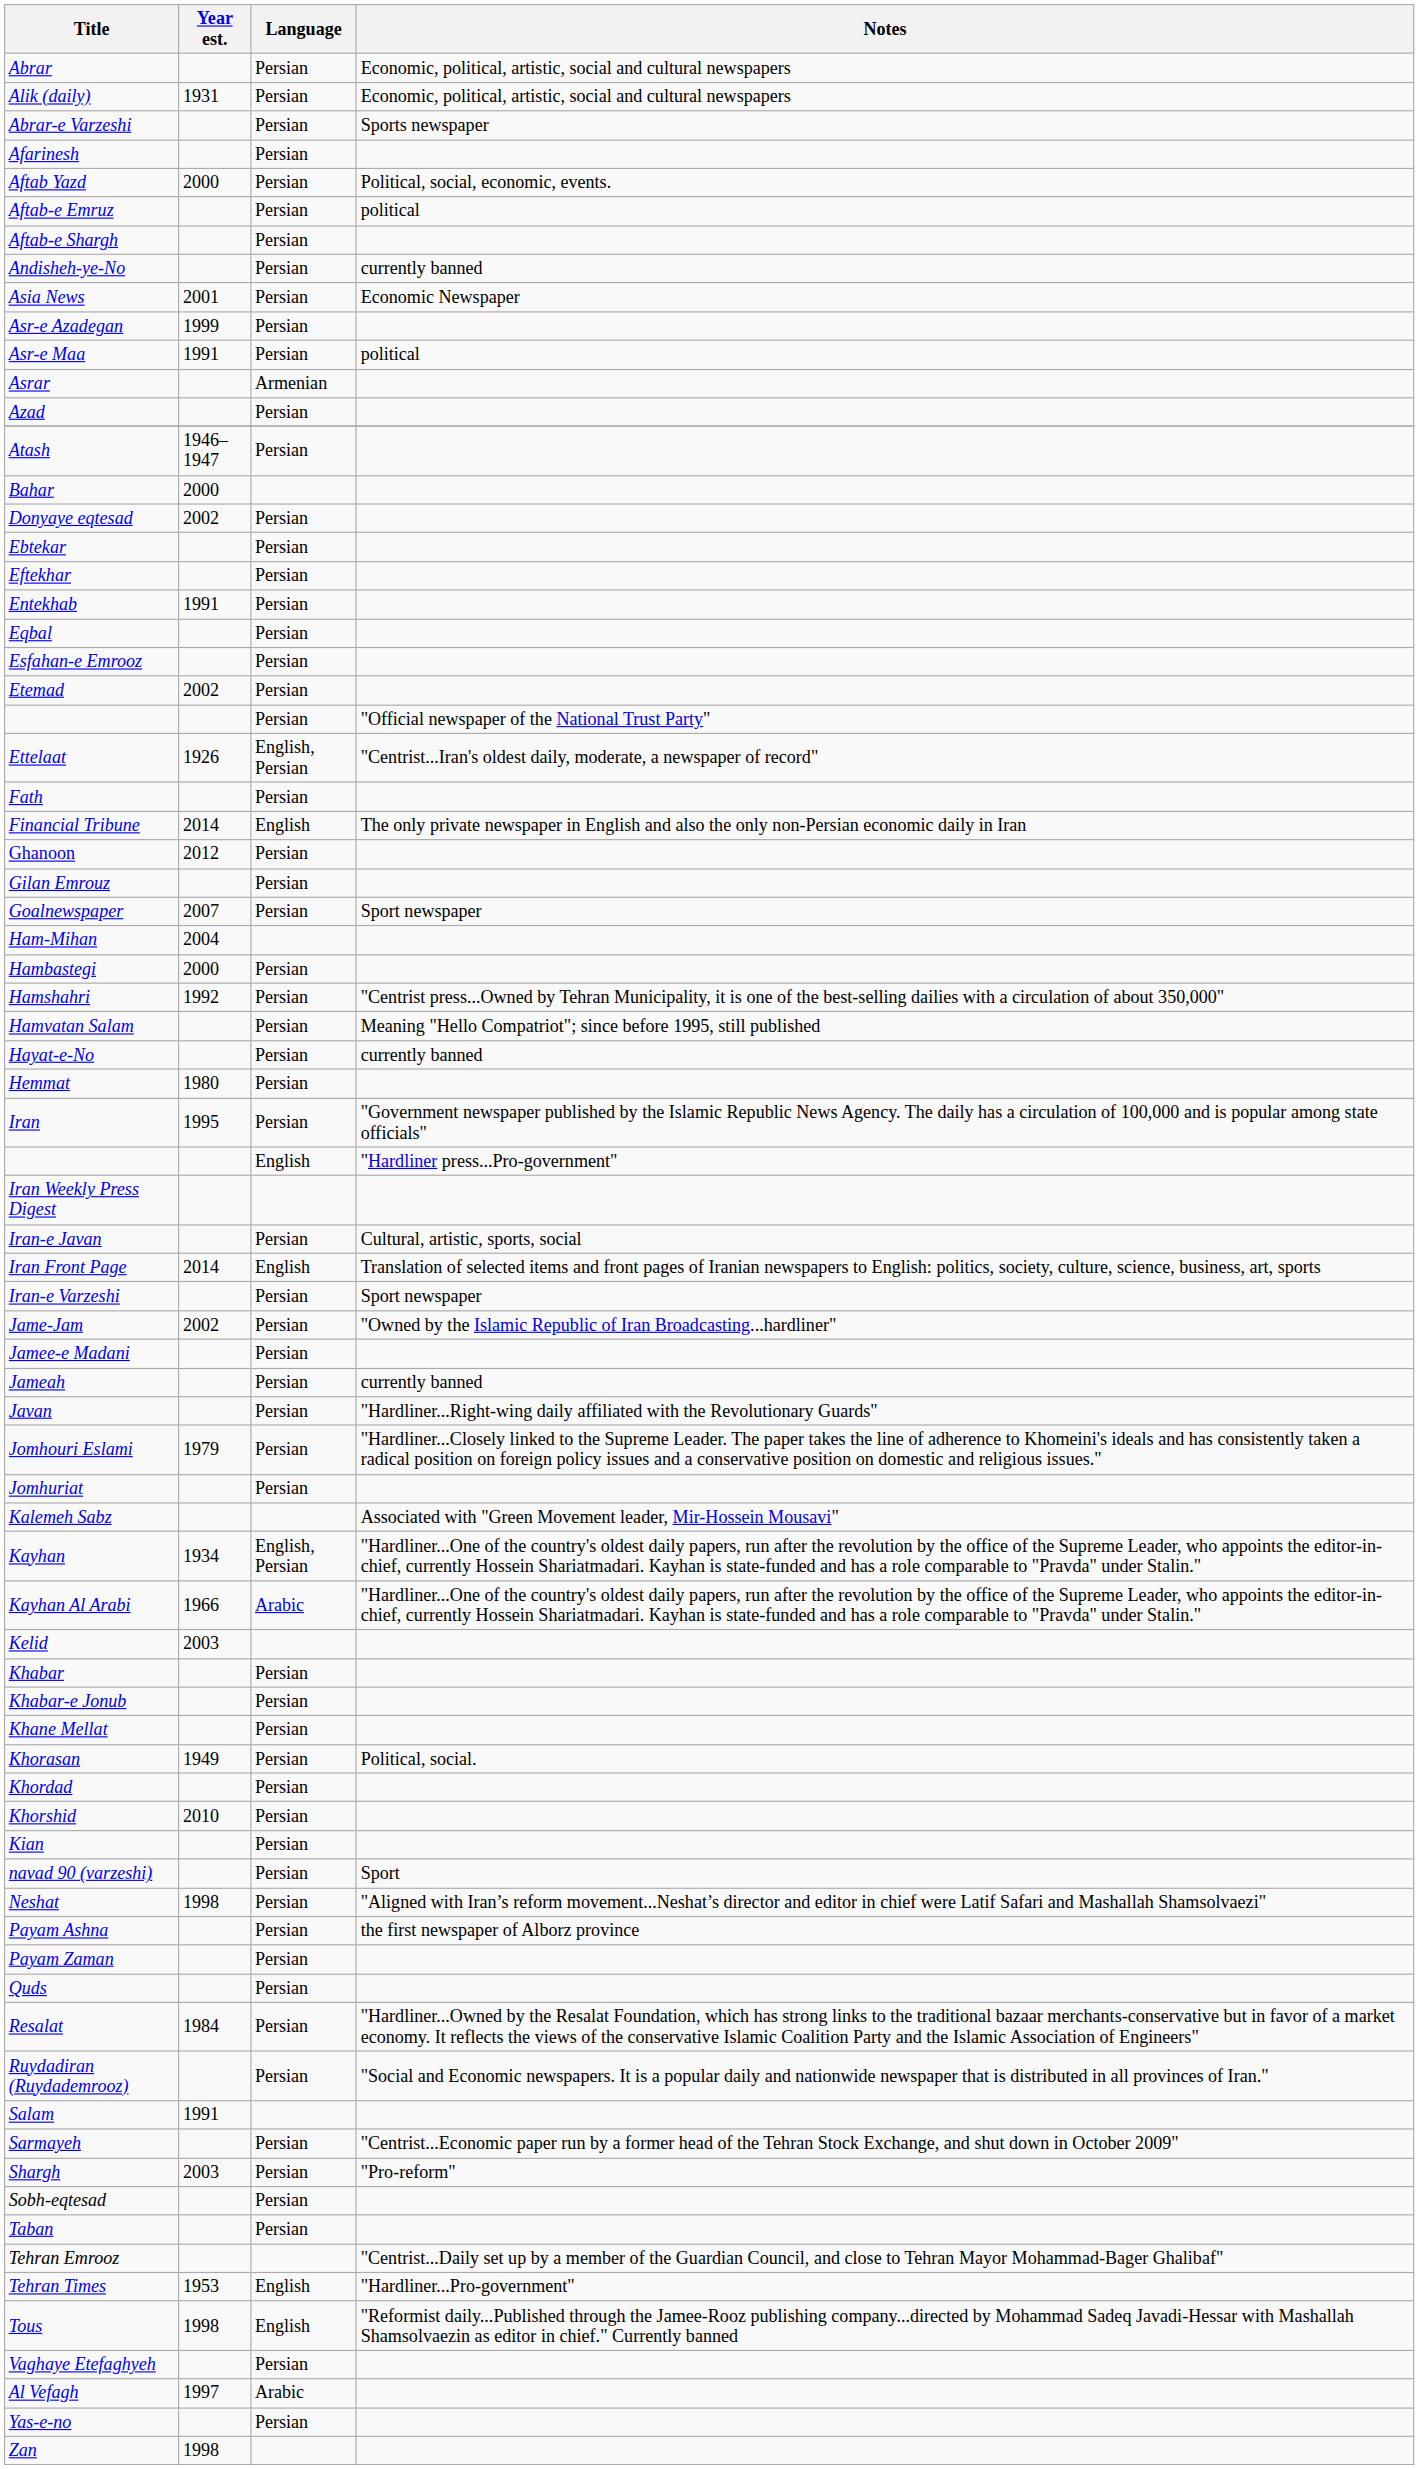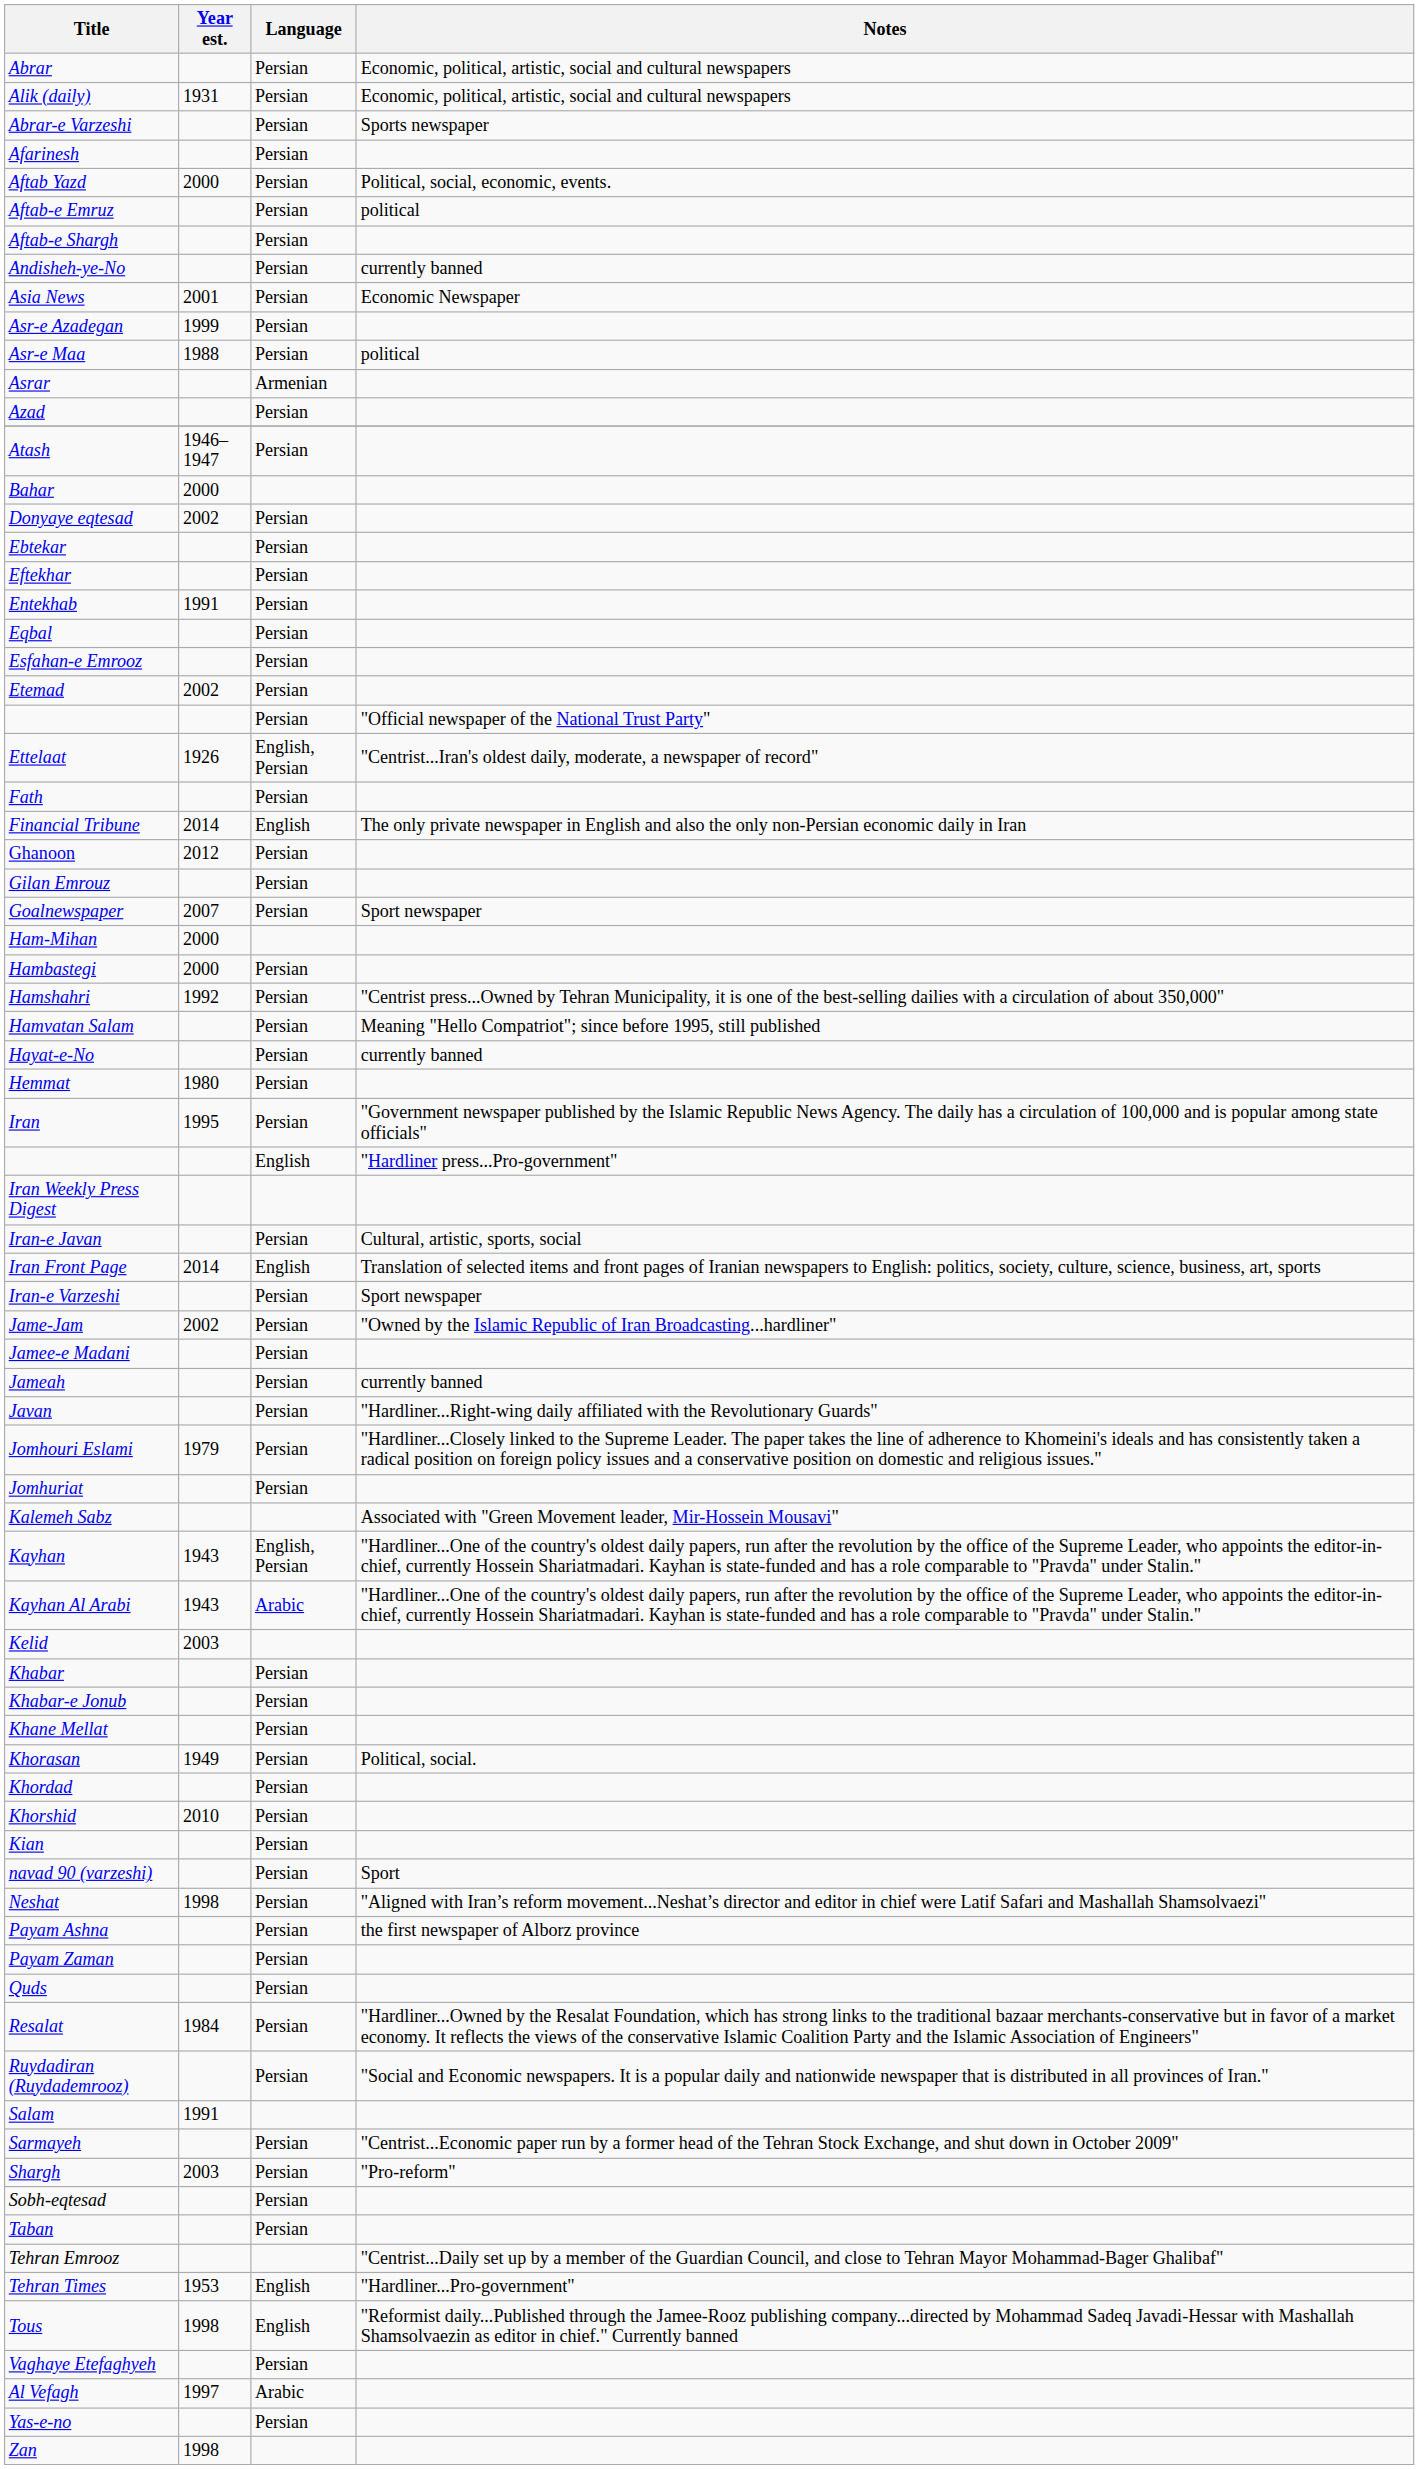(201, 354) 1991 -> (201, 354) 1988
(201, 940) 2004 -> (201, 940) 2000
(201, 1556) 1934 -> (201, 1556) 1943
(201, 1605) 1966 -> (201, 1605) 1943
